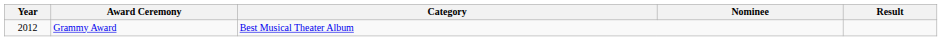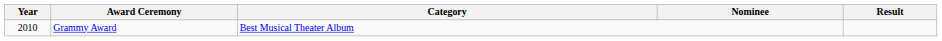(28, 28) 2012 -> (28, 28) 2010
